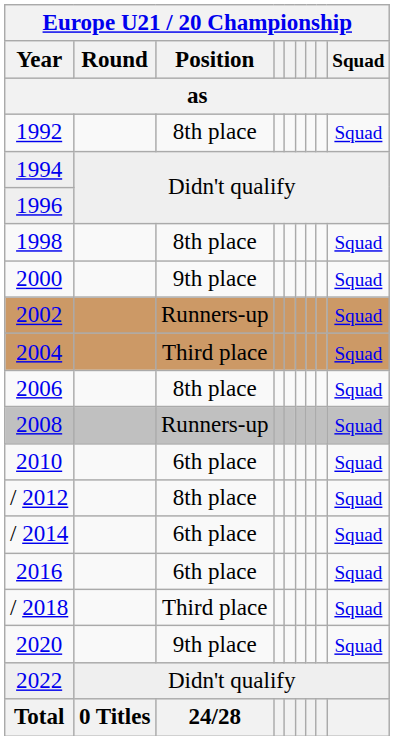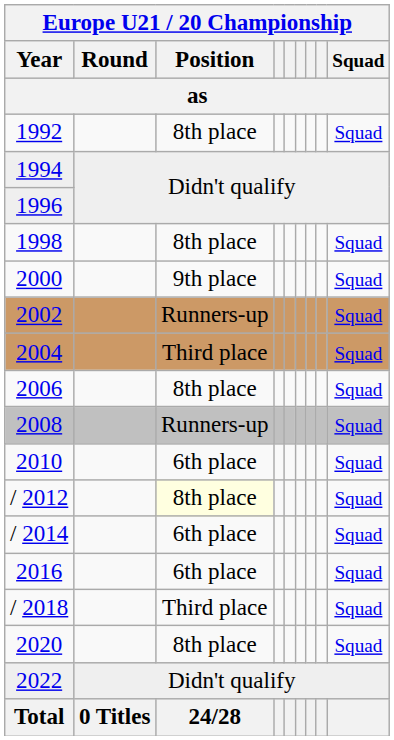(215, 497) no background -> (215, 497) lightyellow background
(215, 643) 9th place -> (215, 643) 8th place
